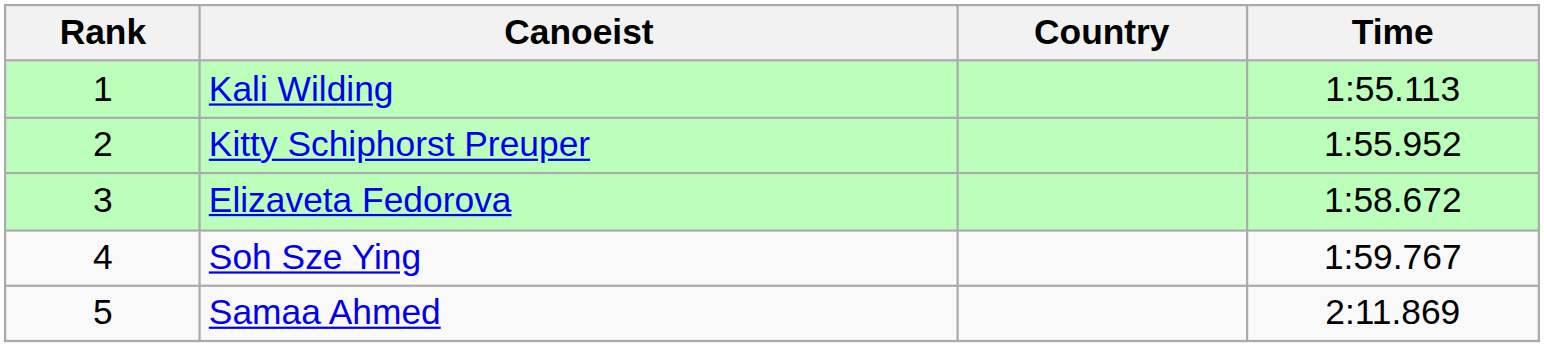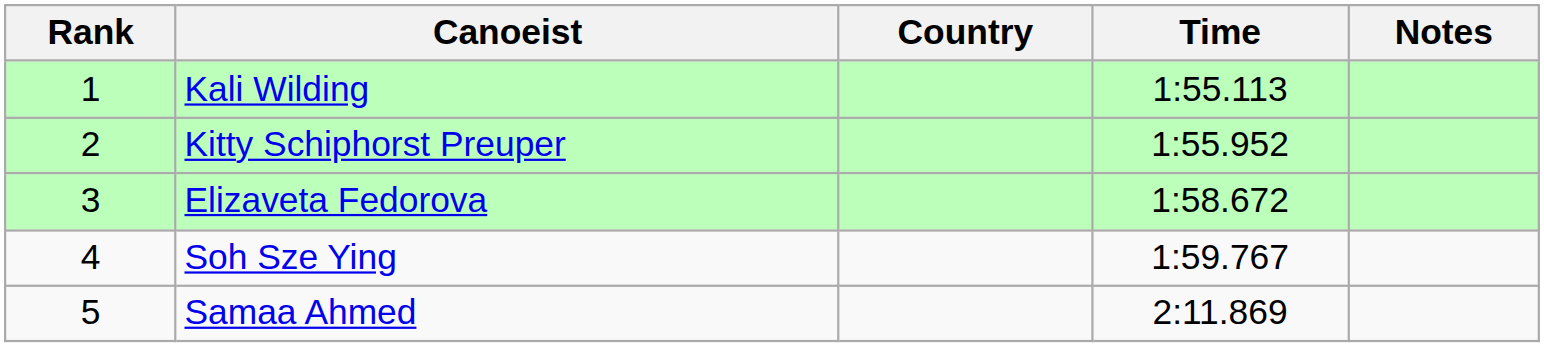+ column: (1444, 32)
